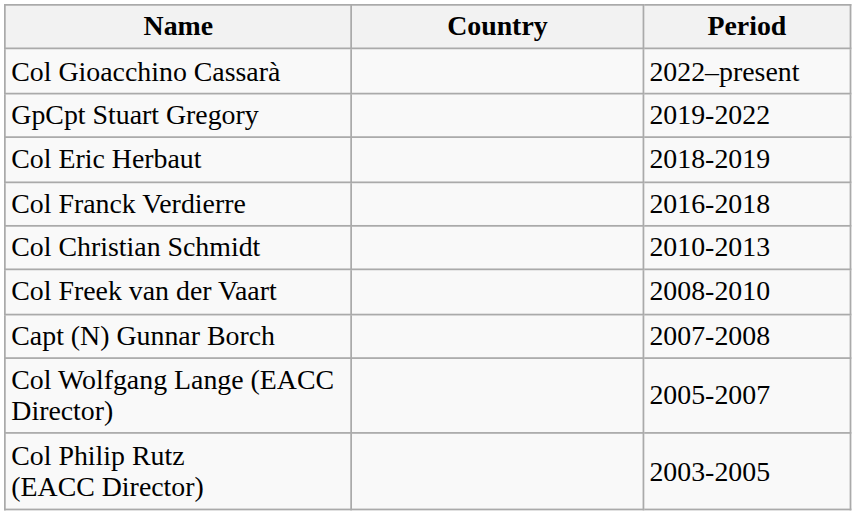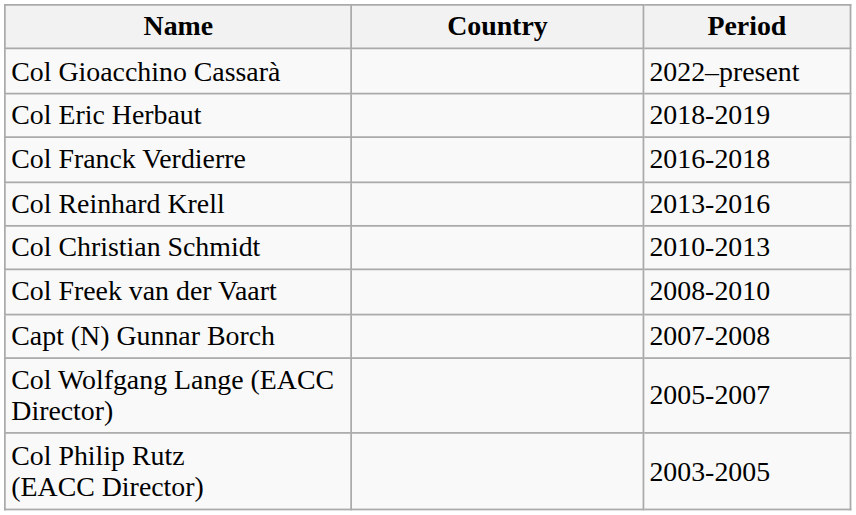- row: (135, 114)
+ row: (118, 203)
